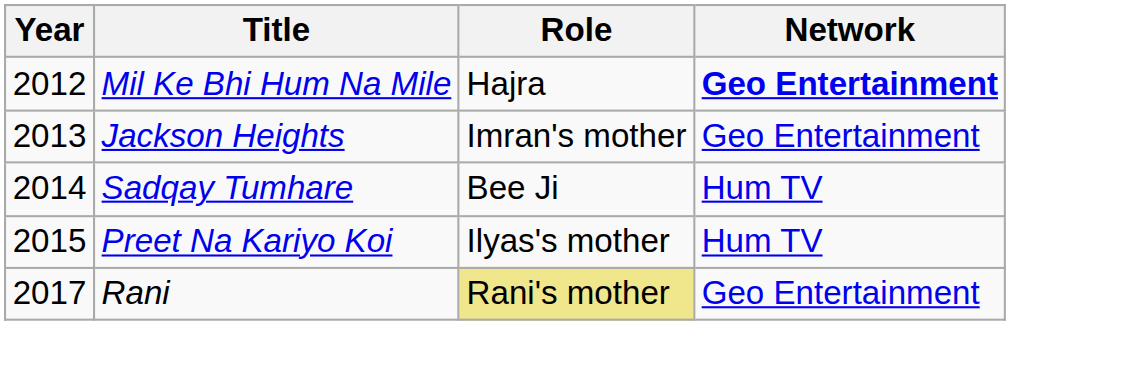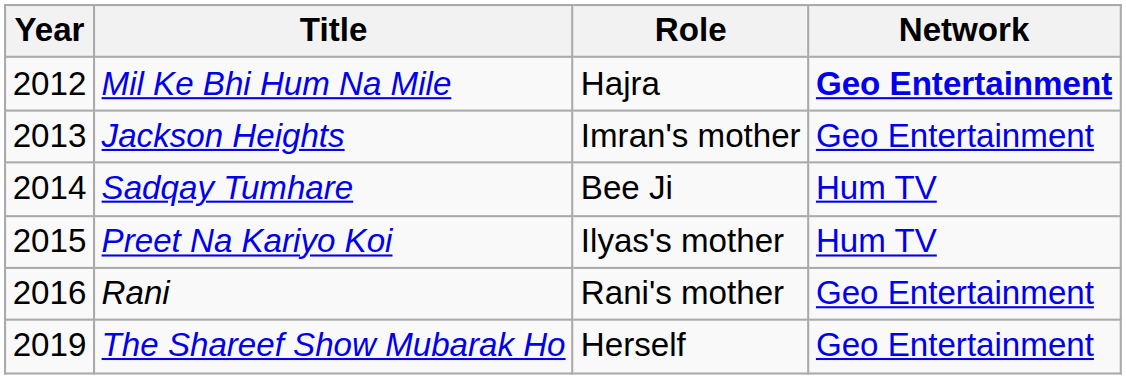(50, 293) 2017 -> (50, 293) 2016
(568, 293) khaki background -> (682, 293) no background
+ row: (334, 345)
